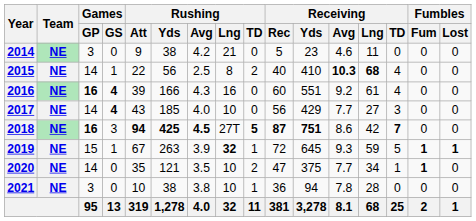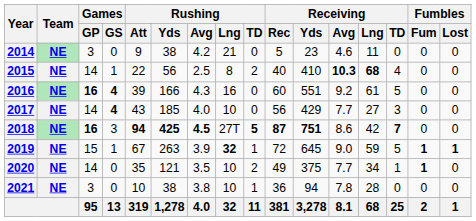(397, 91) 4 -> (397, 91) 5
(344, 149) 9.3 -> (344, 149) 9.0
(279, 168) 47 -> (279, 168) 49
